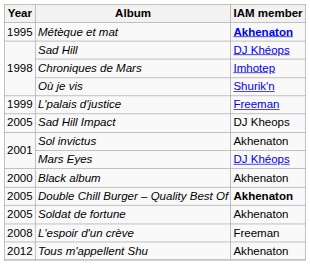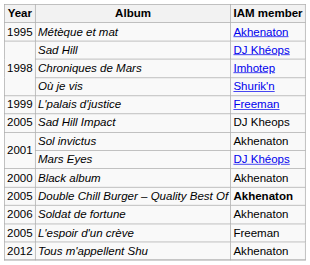(263, 31) bold -> (261, 31) normal
(20, 214) 2005 -> (20, 214) 2006
(20, 232) 2008 -> (20, 232) 2005
